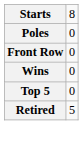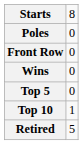+ row: (35, 110)
